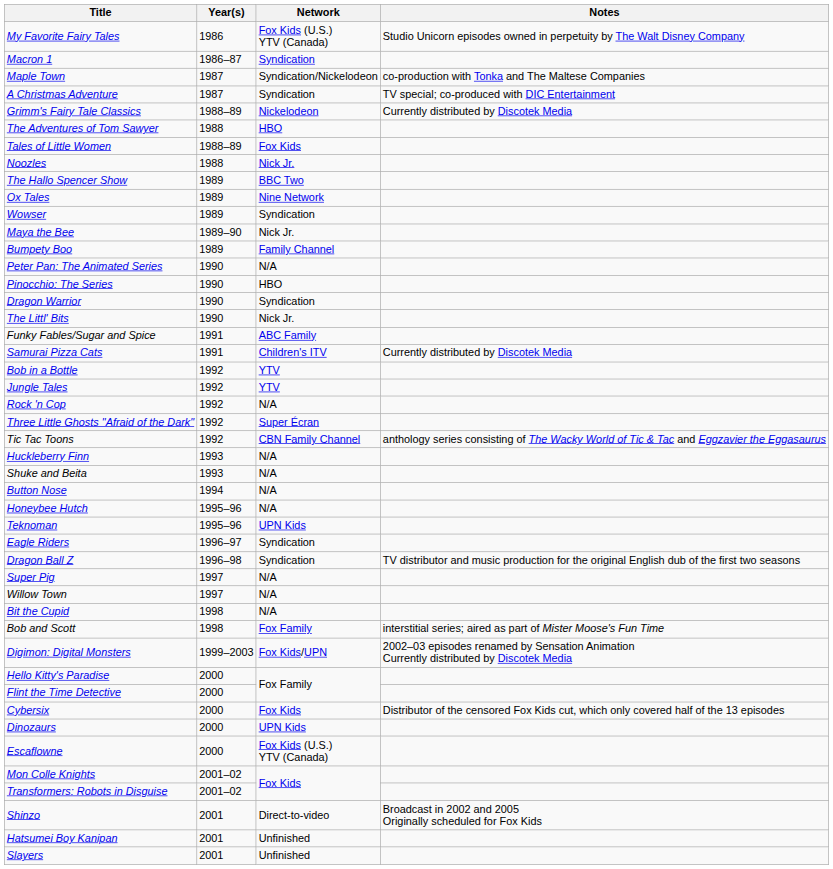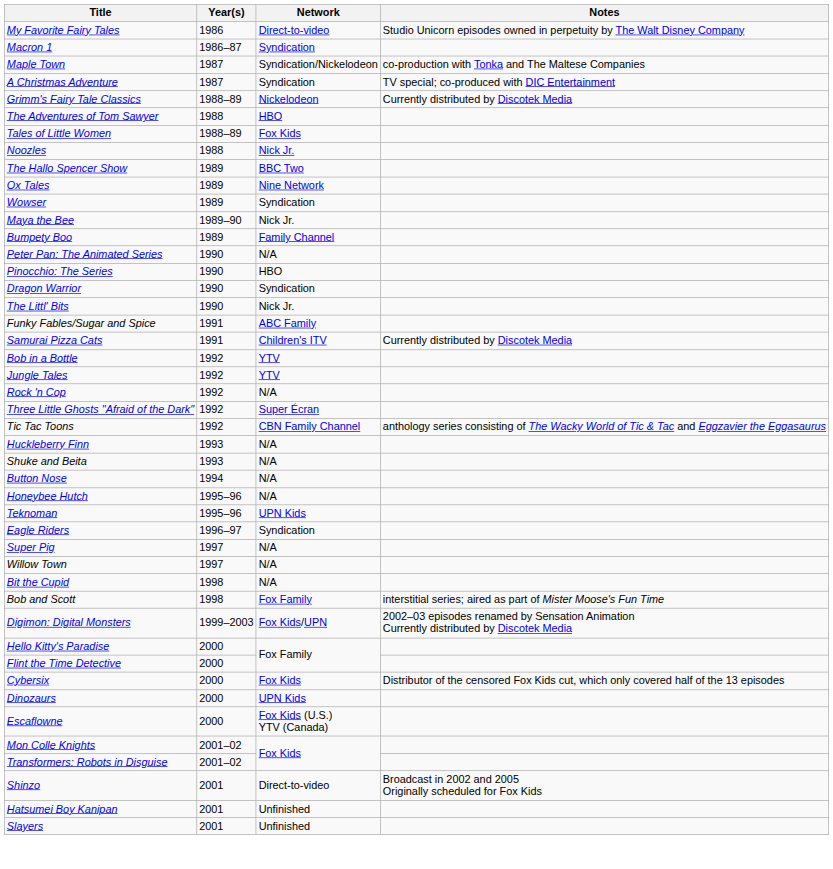(296, 36) Fox Kids (U.S.) YTV (Canada) -> (294, 30) Direct-to-video
- row: (40, 560)
